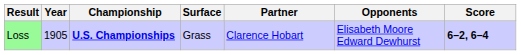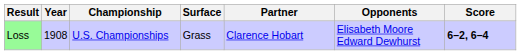(56, 35) 1905 -> (56, 35) 1908
(124, 35) bold -> (120, 35) normal
